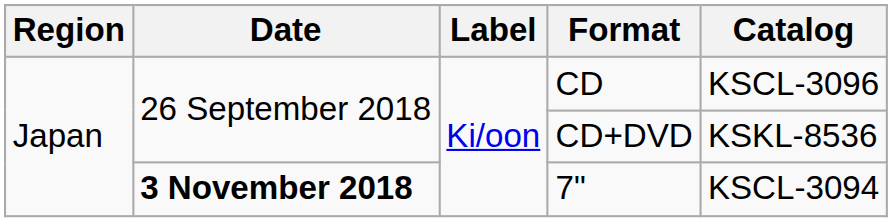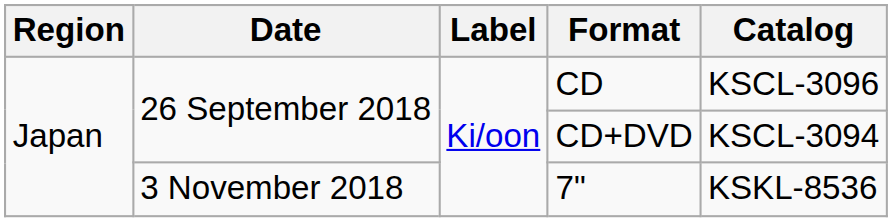(793, 135) KSKL-8536 -> (794, 135) KSCL-3094
(276, 188) bold -> (272, 188) normal
(794, 188) KSCL-3094 -> (793, 188) KSKL-8536
